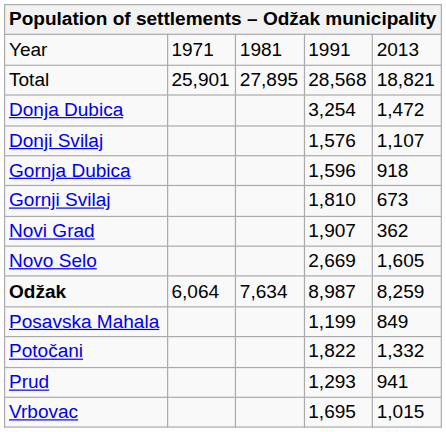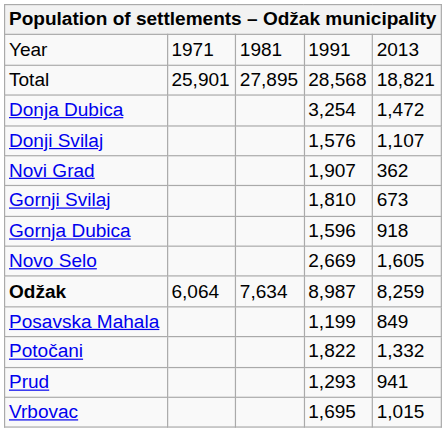rows swapped: (70, 170) <-> (52, 230)
